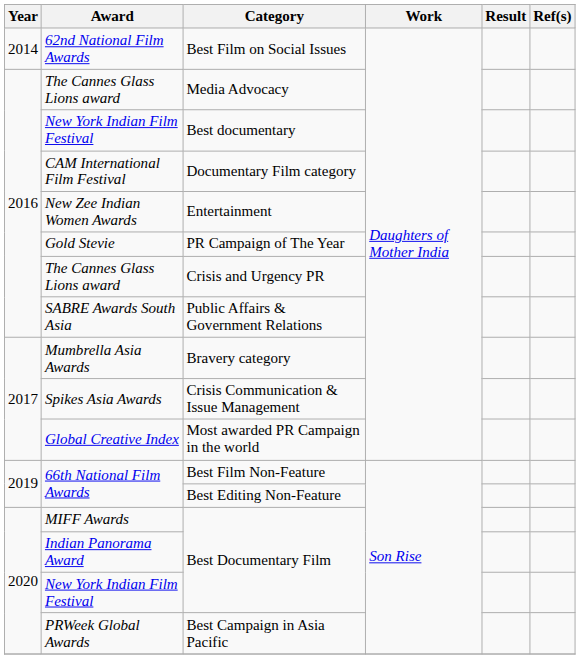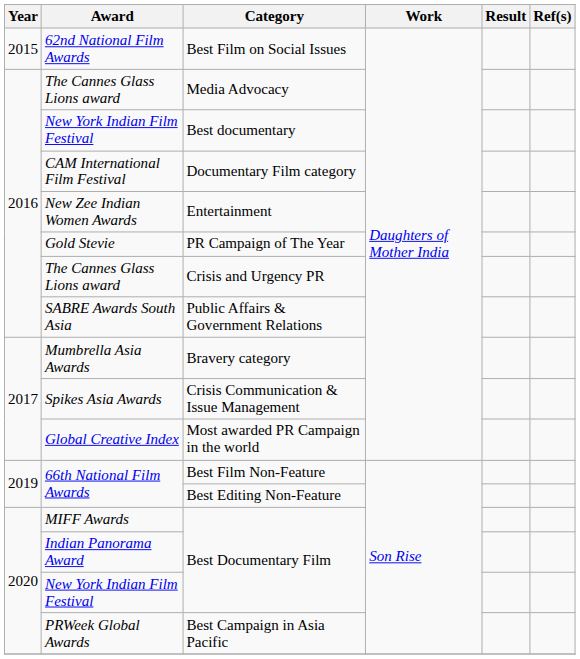(23, 48) 2014 -> (23, 48) 2015
